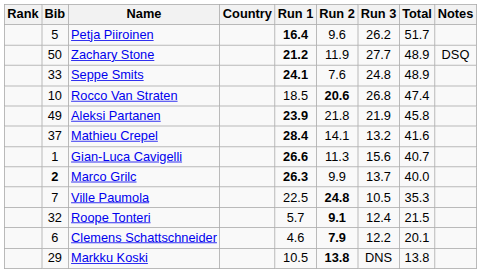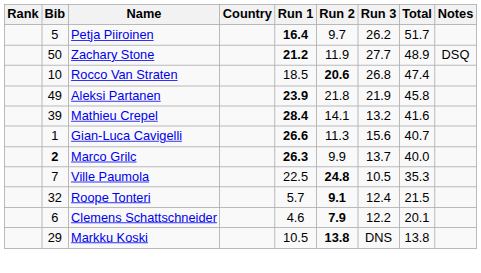(337, 34) 9.6 -> (337, 34) 9.7
- row: (107, 75)
(55, 136) 37 -> (55, 116) 39
